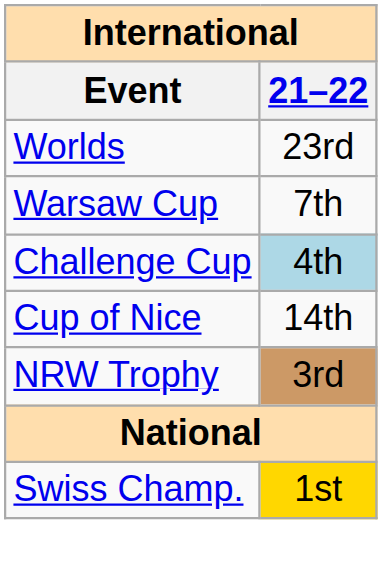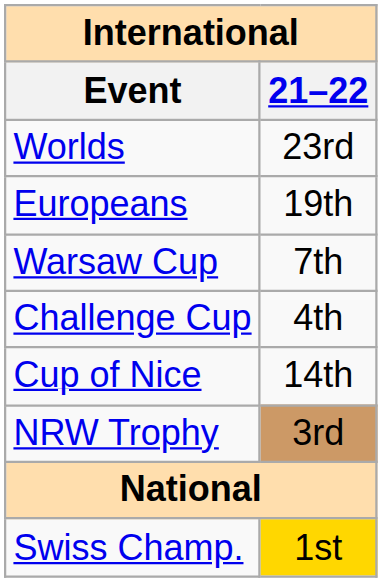+ row: (100, 204)
(318, 261) lightblue background -> (318, 318) no background
